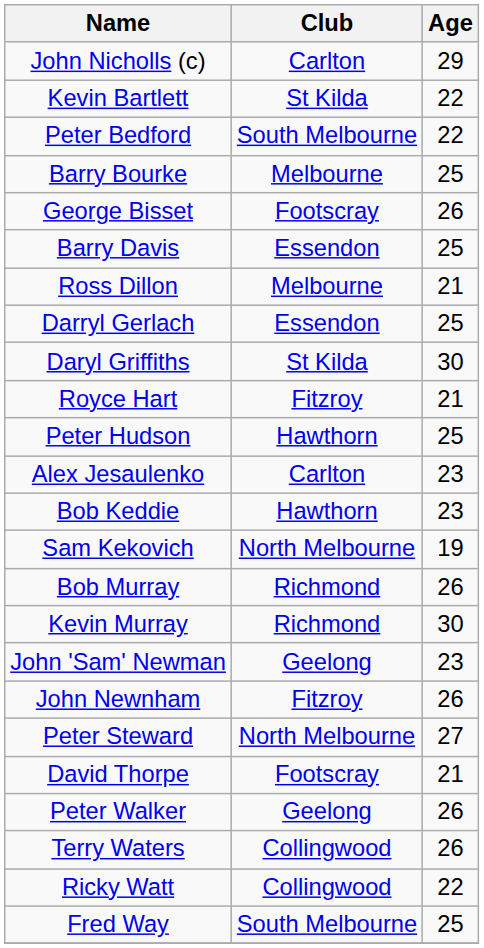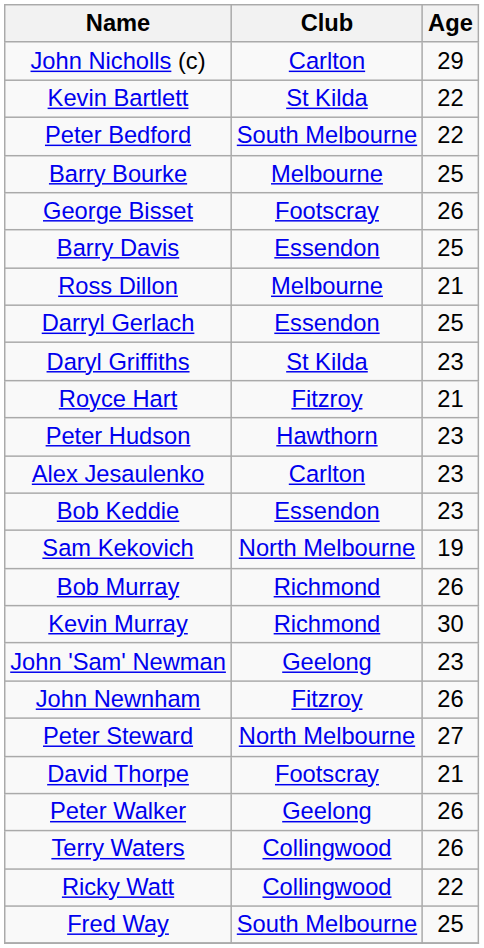(450, 361) 30 -> (450, 361) 23
(450, 436) 25 -> (450, 436) 23
(327, 511) Hawthorn -> (327, 511) Essendon
